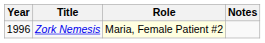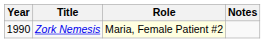(19, 29) 1996 -> (19, 29) 1990
